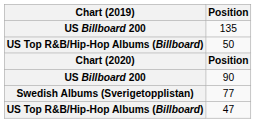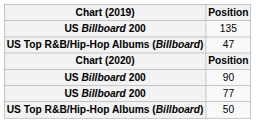rows swapped: (228, 45) <-> (228, 110)
(105, 93) Swedish Albums (Sverigetopplistan) -> (105, 93) US Billboard 200
